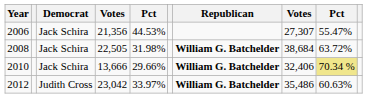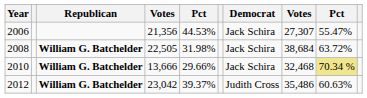columns swapped: (66, 13) <-> (227, 13)
(299, 66) 32,406 -> (299, 66) 32,468
(149, 84) 33.97% -> (199, 84) 39.37%
